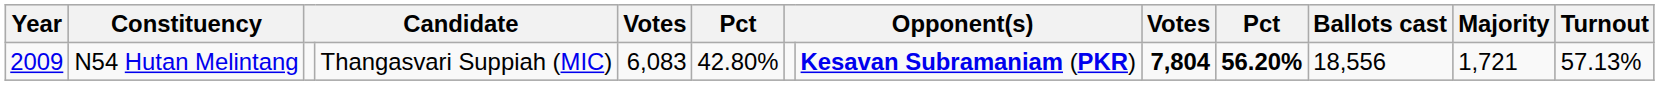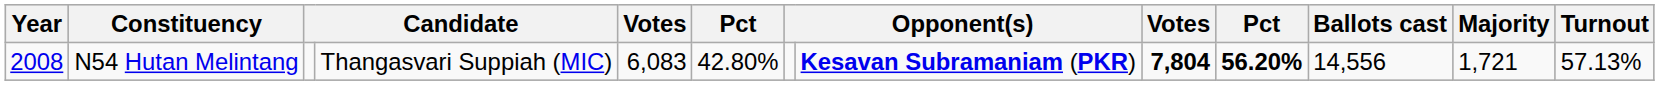(37, 61) 2009 -> (37, 61) 2008
(1350, 61) 18,556 -> (1350, 61) 14,556
